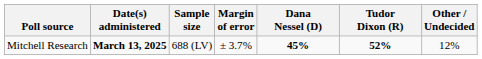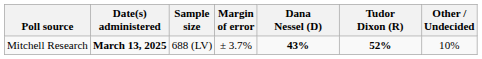(298, 45) 45% -> (298, 45) 43%
(449, 45) 12% -> (449, 45) 10%
